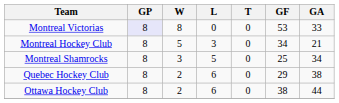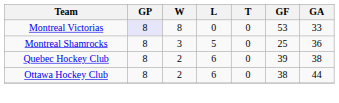- row: (66, 43)
(317, 59) 34 -> (317, 43) 36
(282, 75) 29 -> (282, 59) 39
